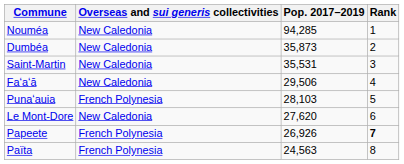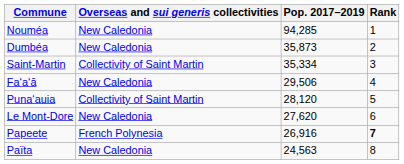(115, 64) New Caledonia -> (141, 64) Collectivity of Saint Martin
(300, 64) 35,531 -> (300, 64) 35,334
(120, 99) French Polynesia -> (141, 99) Collectivity of Saint Martin
(300, 99) 28,103 -> (300, 99) 28,120
(300, 133) 26,926 -> (300, 133) 26,916
(120, 151) French Polynesia -> (115, 151) New Caledonia
